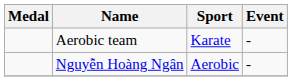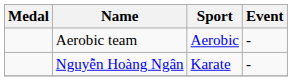(211, 40) Karate -> (215, 40) Aerobic
(215, 64) Aerobic -> (211, 64) Karate
